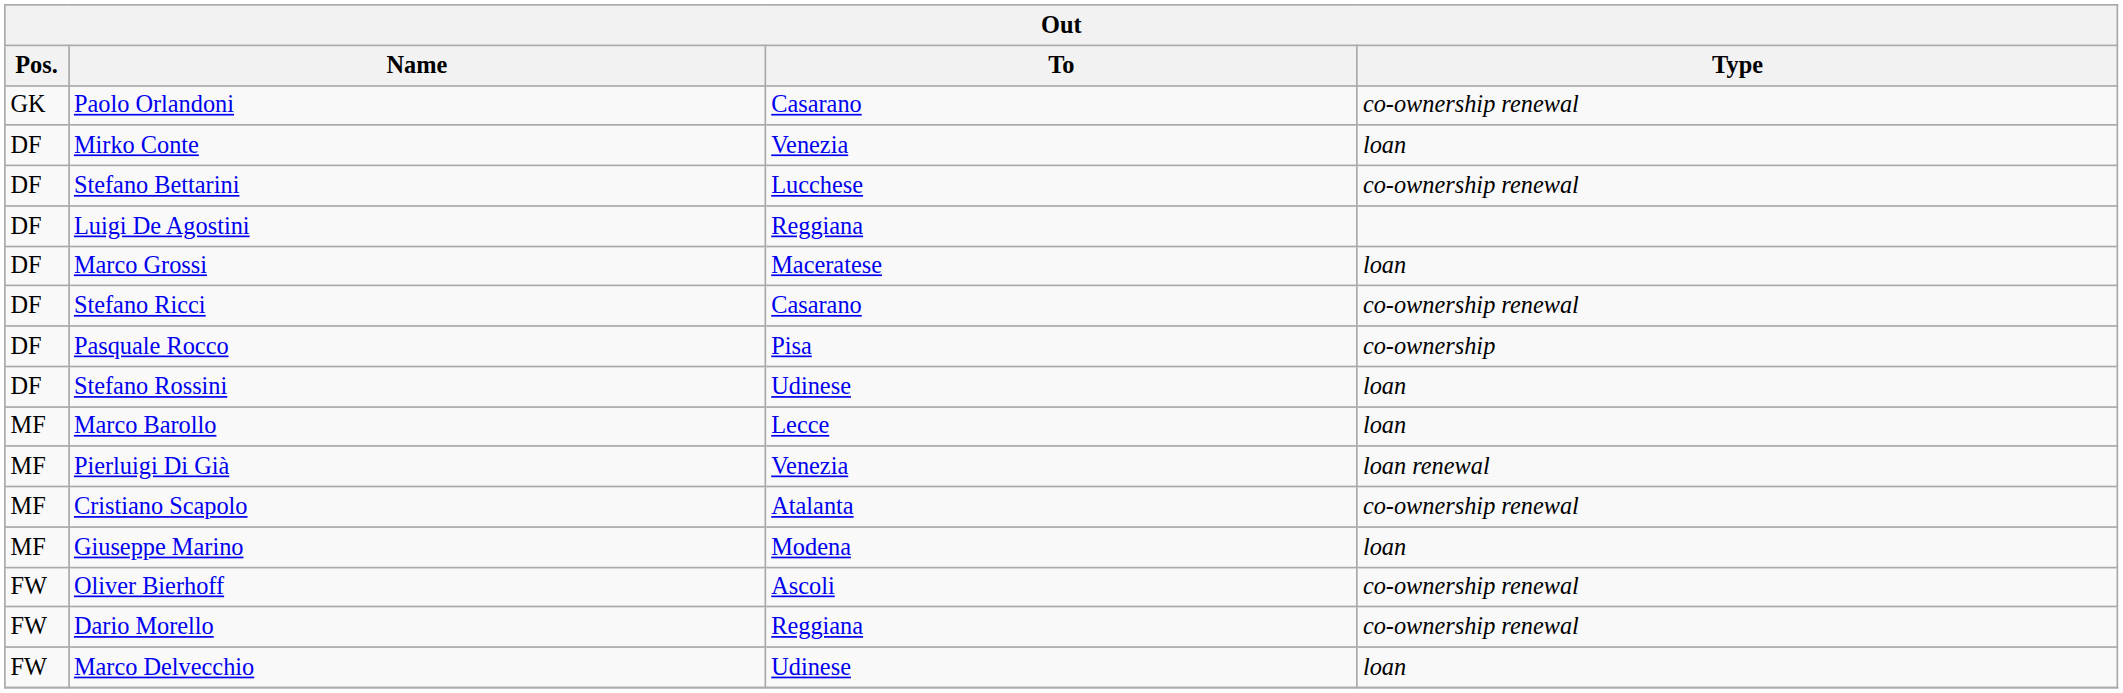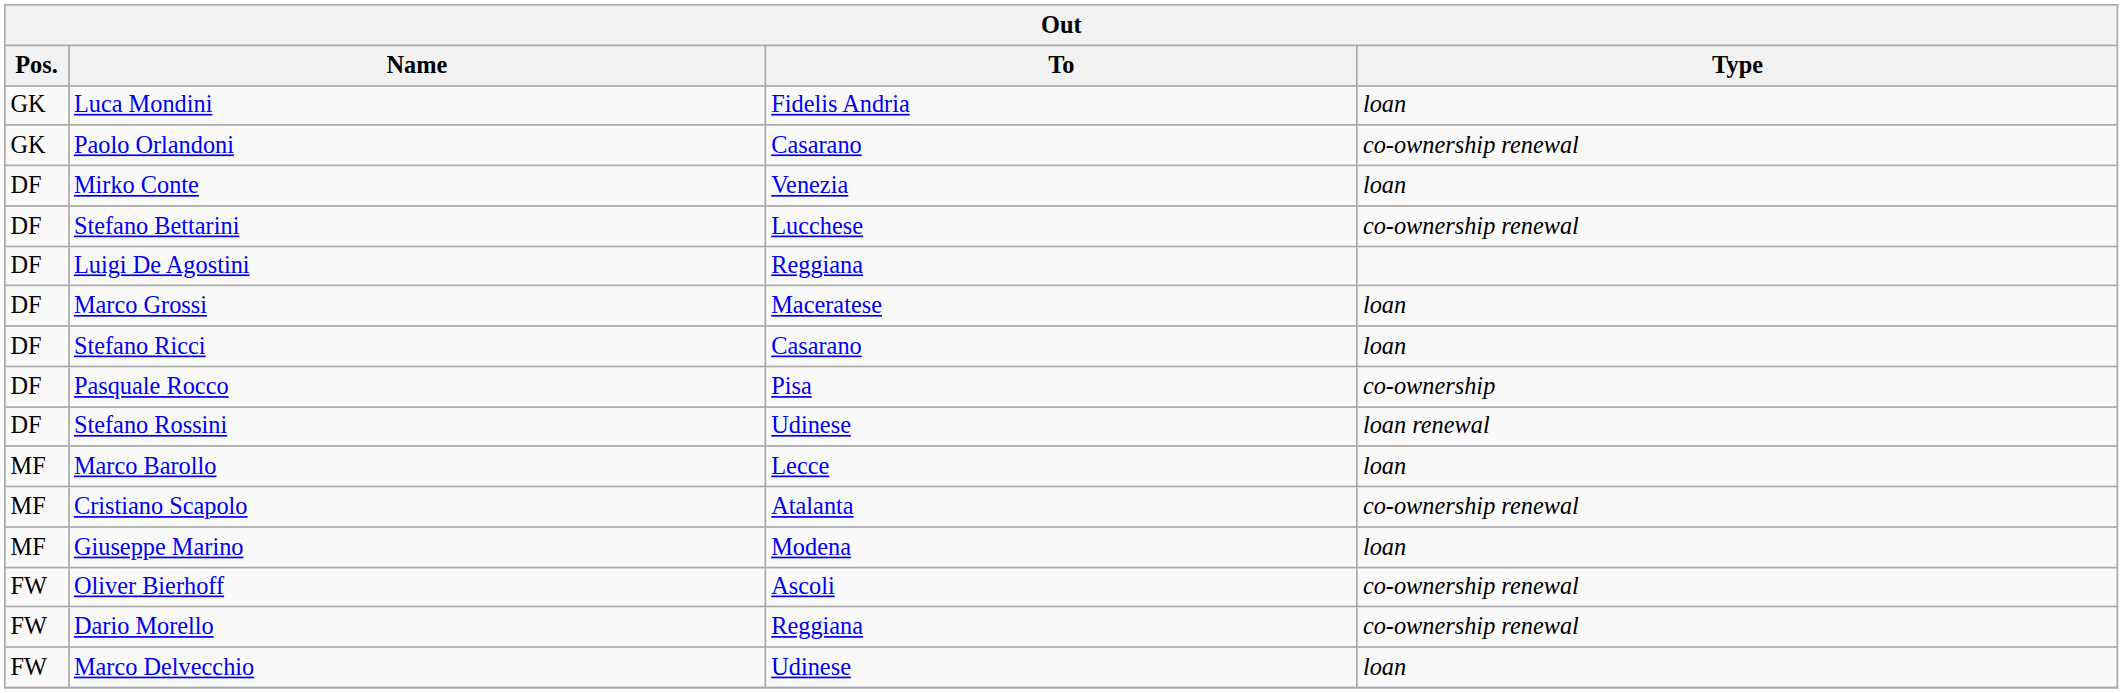+ row: (143, 105)
(1471, 305) co-ownership renewal -> (1385, 346) loan
(1385, 386) loan -> (1426, 426) loan renewal
- row: (152, 466)
